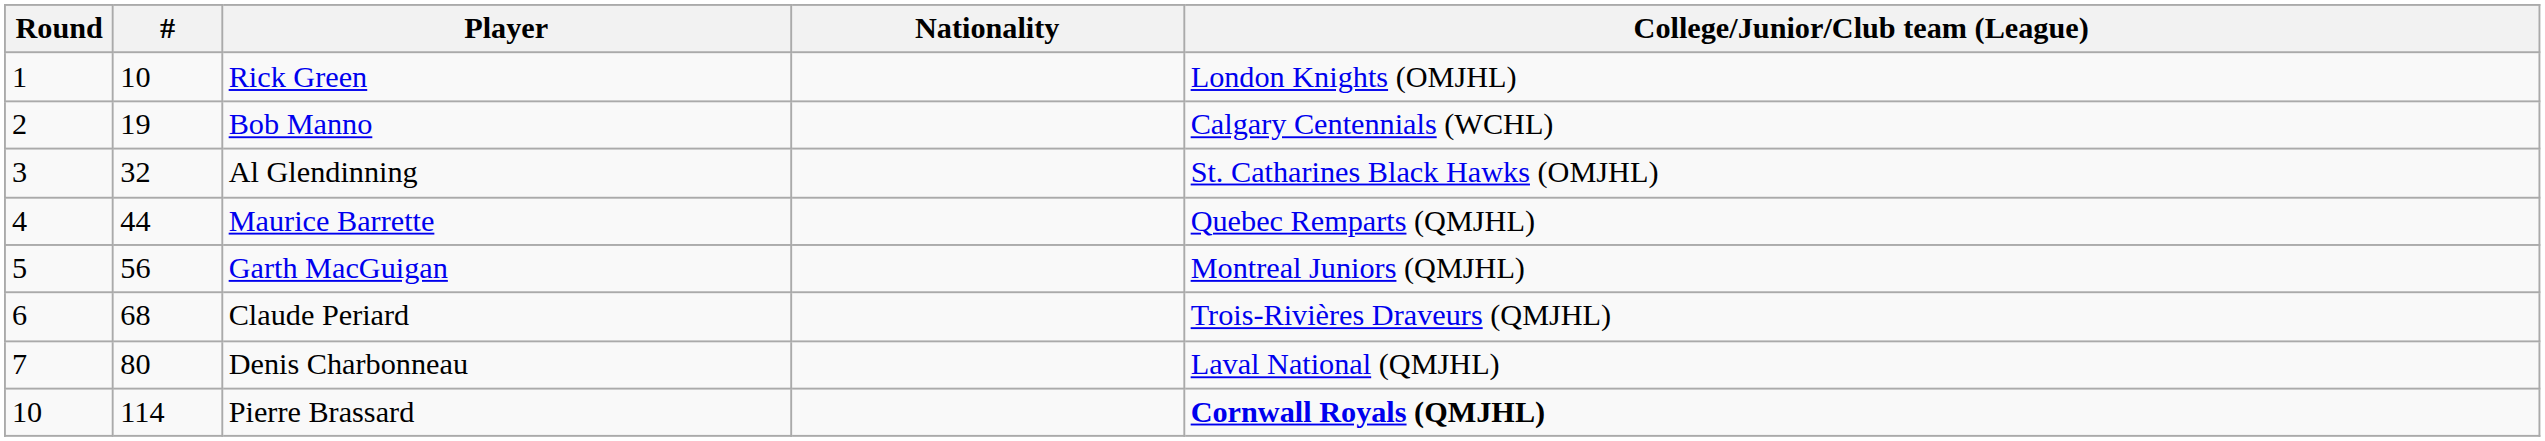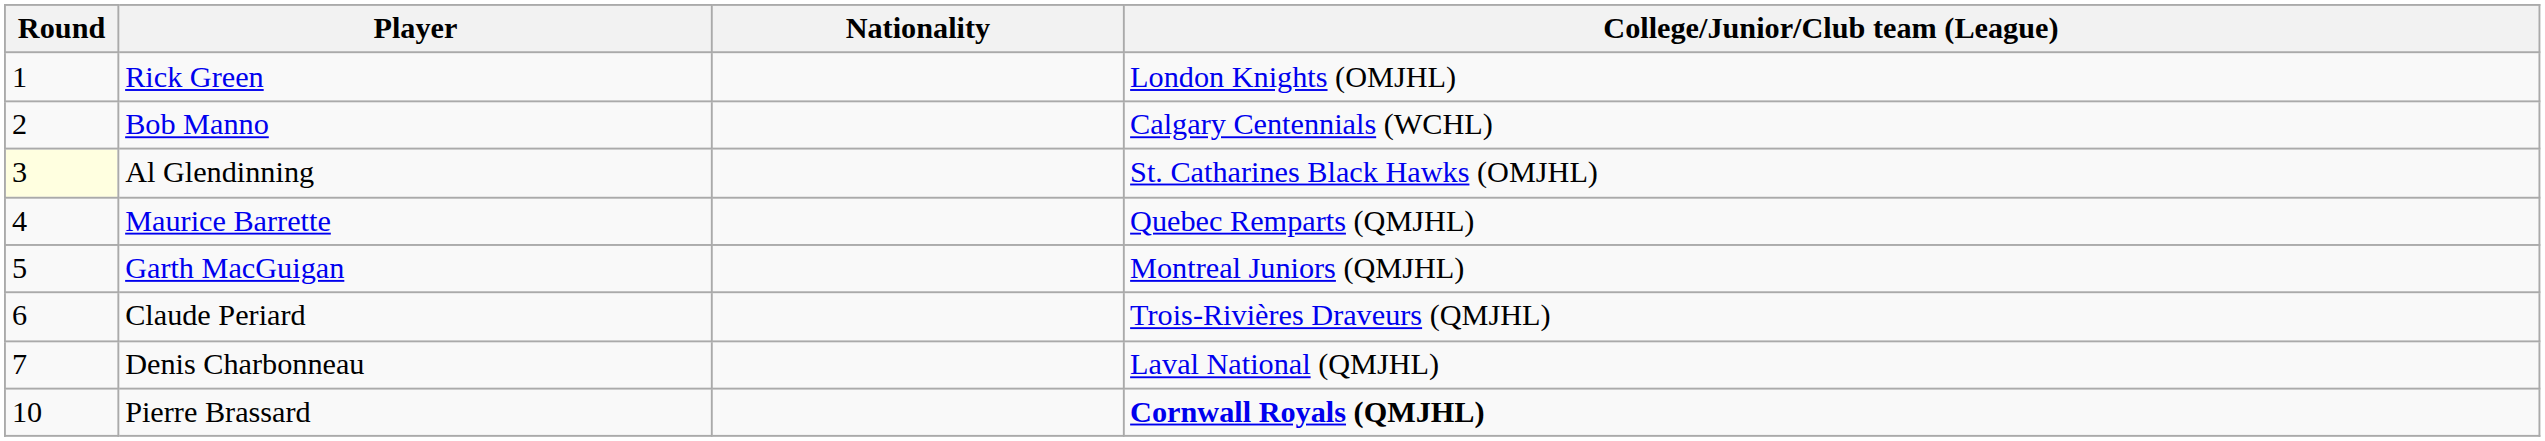- column: (168, 28)
(19, 172) no background -> (19, 172) lightyellow background
